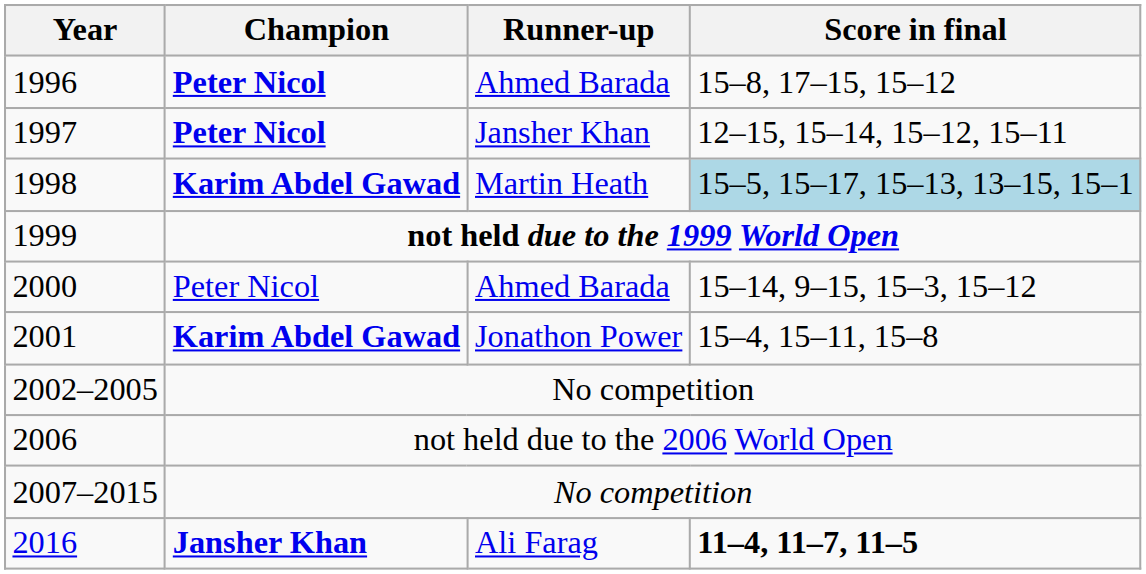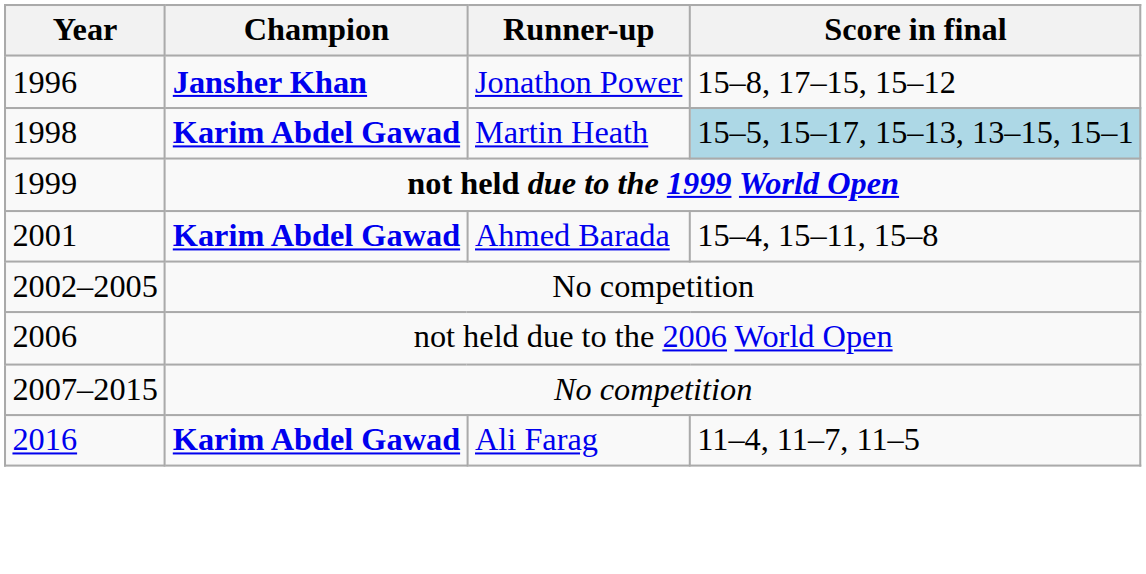(249, 81) Peter Nicol -> (270, 81) Jansher Khan
(572, 81) Ahmed Barada -> (579, 81) Jonathon Power
- row: (45, 132)
- row: (45, 286)
(579, 337) Jonathon Power -> (572, 235) Ahmed Barada
(270, 542) Jansher Khan -> (316, 440) Karim Abdel Gawad
(808, 542) bold -> (809, 440) normal
